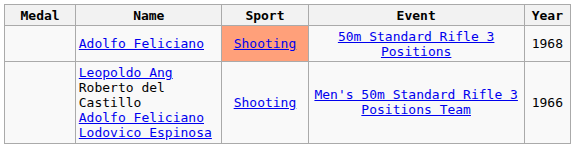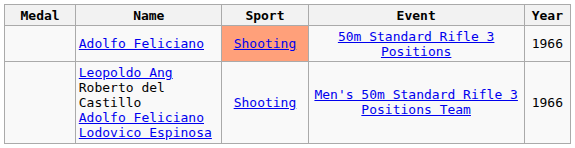(547, 44) 1968 -> (547, 44) 1966
